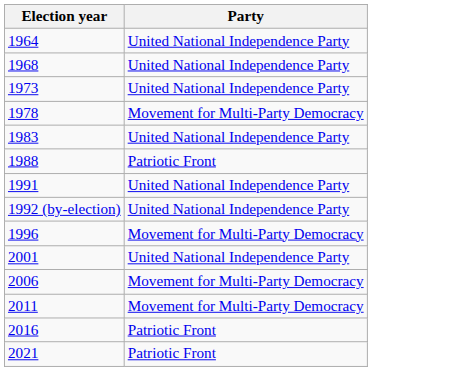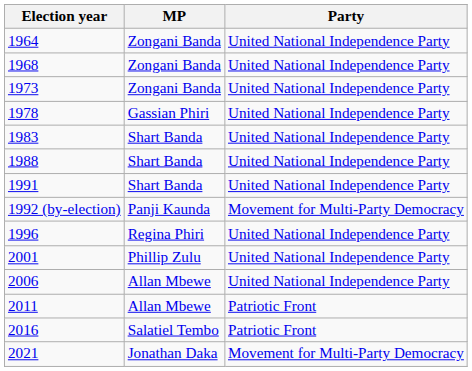+ column: (174, 16)
(246, 112) Movement for Multi-Party Democracy -> (339, 112) United National Independence Party
(172, 161) Patriotic Front -> (339, 161) United National Independence Party
(238, 209) United National Independence Party -> (346, 209) Movement for Multi-Party Democracy
(246, 233) Movement for Multi-Party Democracy -> (339, 233) United National Independence Party
(246, 281) Movement for Multi-Party Democracy -> (339, 281) United National Independence Party
(246, 305) Movement for Multi-Party Democracy -> (272, 305) Patriotic Front
(172, 354) Patriotic Front -> (346, 354) Movement for Multi-Party Democracy
